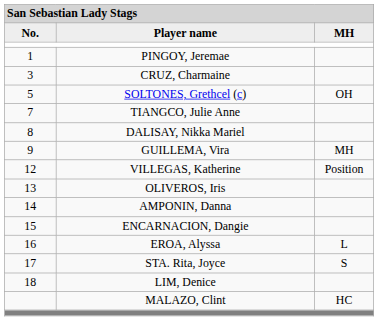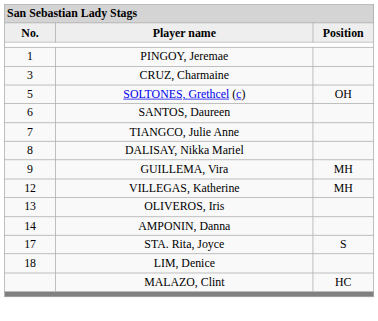(344, 32) MH -> (343, 32) Position
+ row: (30, 113)
(344, 169) Position -> (343, 188) MH
- row: (30, 225)
- row: (30, 244)
